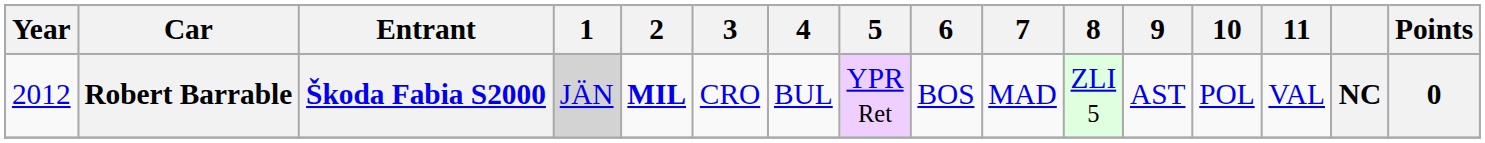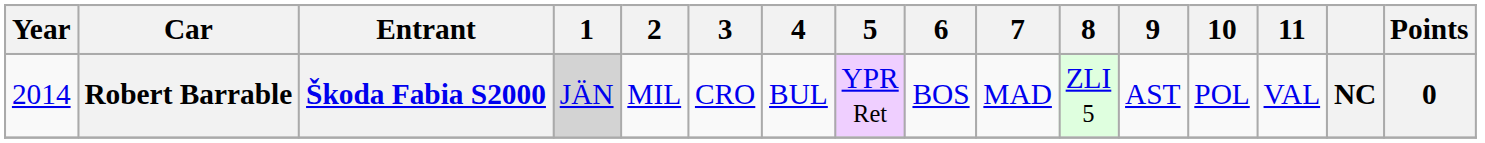(41, 94) 2012 -> (41, 94) 2014
(657, 94) bold -> (654, 94) normal
